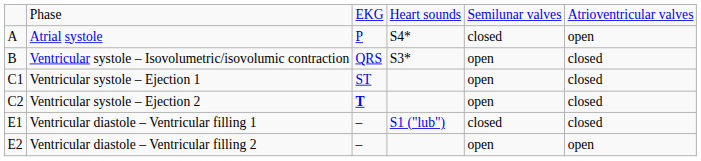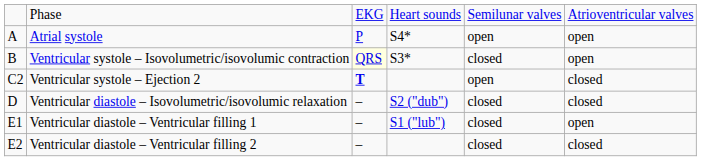(485, 36) closed -> (481, 36) open
(369, 58) no background -> (369, 58) lightyellow background
(481, 58) open -> (485, 58) closed
(585, 58) closed -> (581, 58) open
- row: (115, 79)
+ row: (188, 101)
(585, 123) closed -> (581, 123) open
(481, 144) open -> (485, 144) closed
(581, 144) open -> (585, 144) closed
